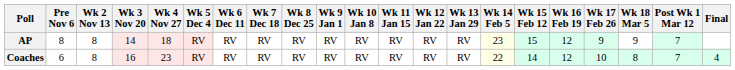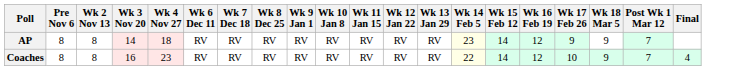- column: (198, 18)
(532, 40) 15 -> (503, 40) 14
(61, 57) 6 -> (61, 57) 8
(635, 57) 8 -> (606, 57) 9
